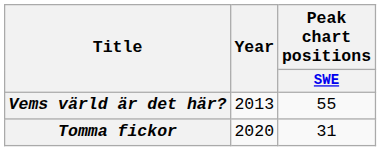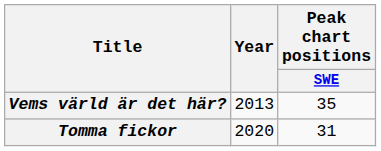(326, 105) 55 -> (326, 105) 35
